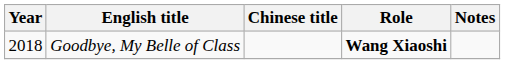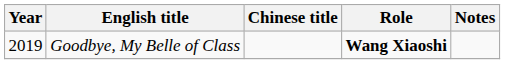(25, 44) 2018 -> (25, 44) 2019
